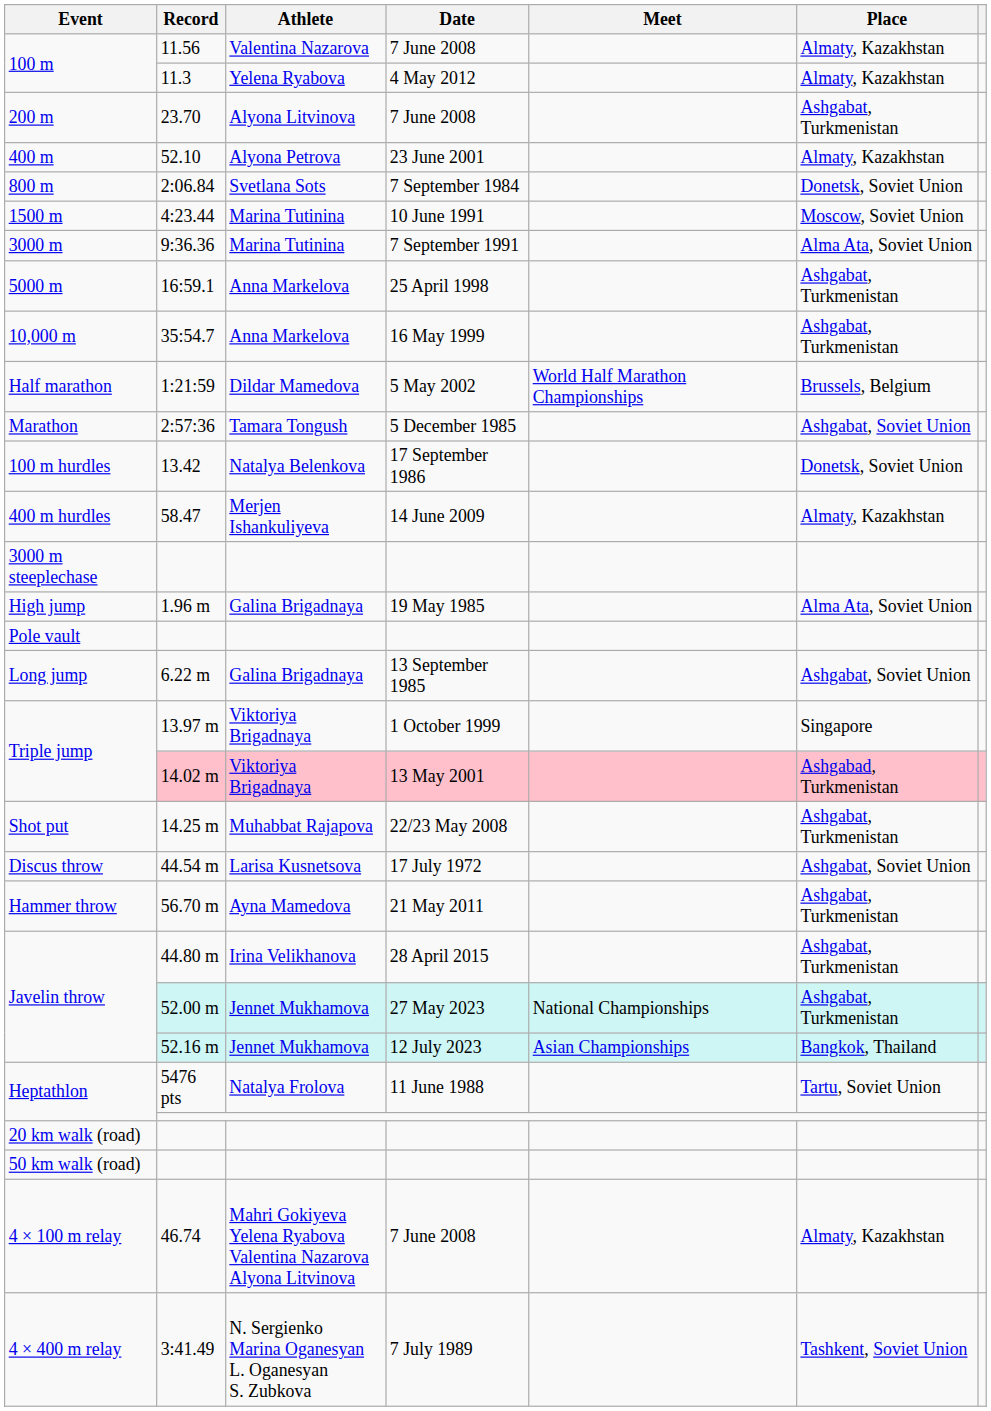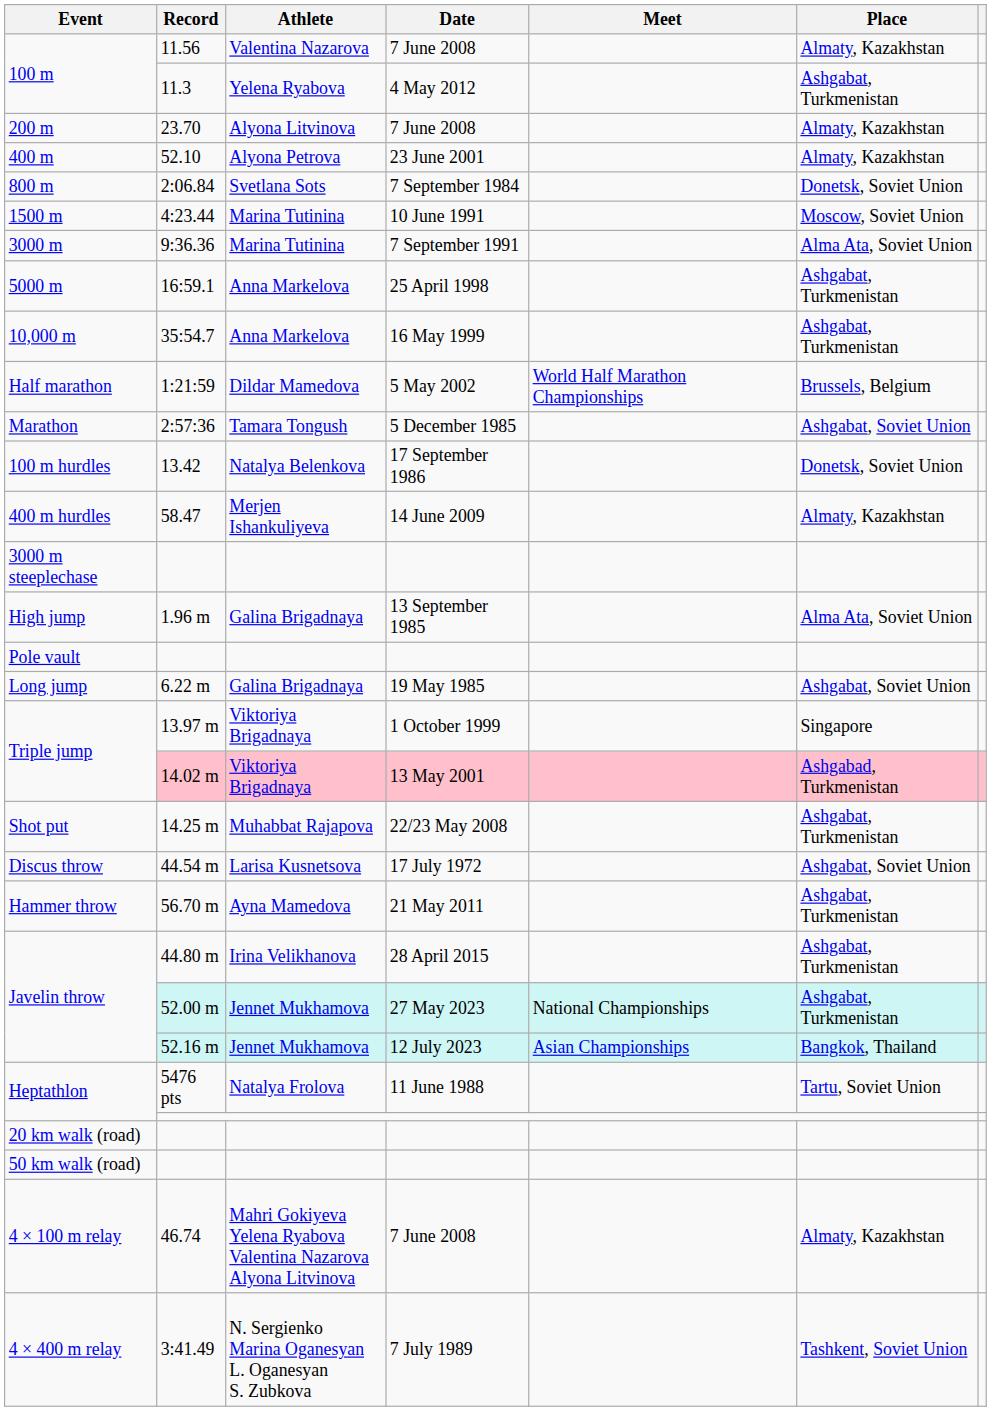(872, 77) Almaty, Kazakhstan -> (849, 88) Ashgabat, Turkmenistan
(849, 117) Ashgabat, Turkmenistan -> (872, 128) Almaty, Kazakhstan
(437, 606) 19 May 1985 -> (439, 617) 13 September 1985
(439, 675) 13 September 1985 -> (437, 686) 19 May 1985
